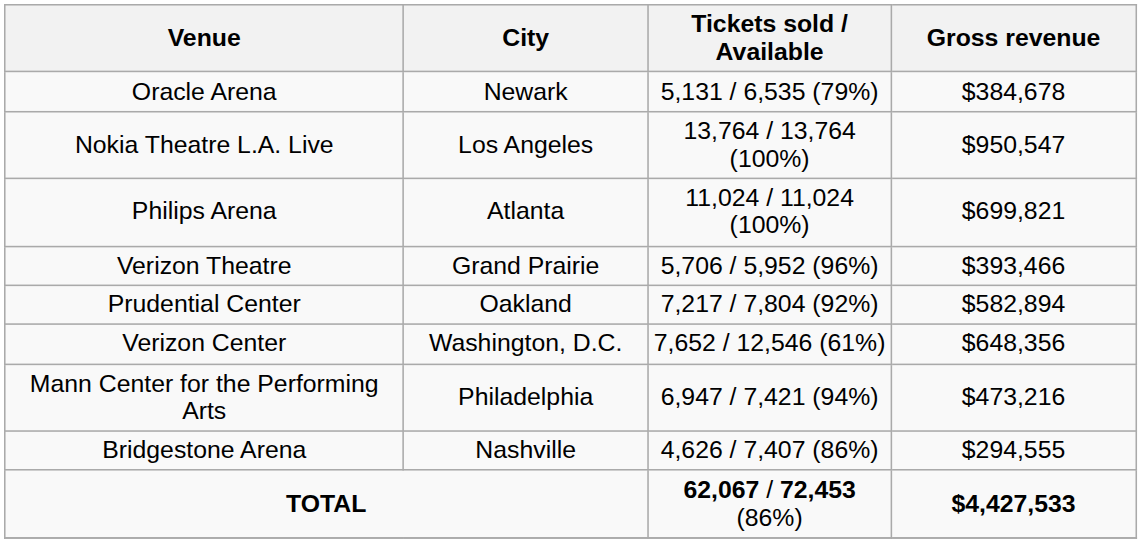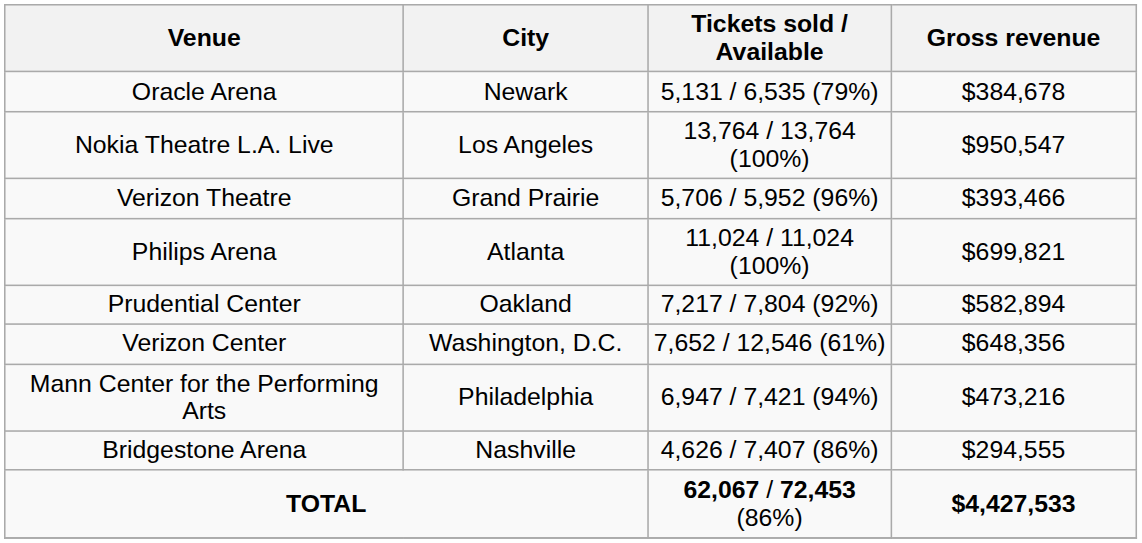rows swapped: (204, 265) <-> (204, 211)
